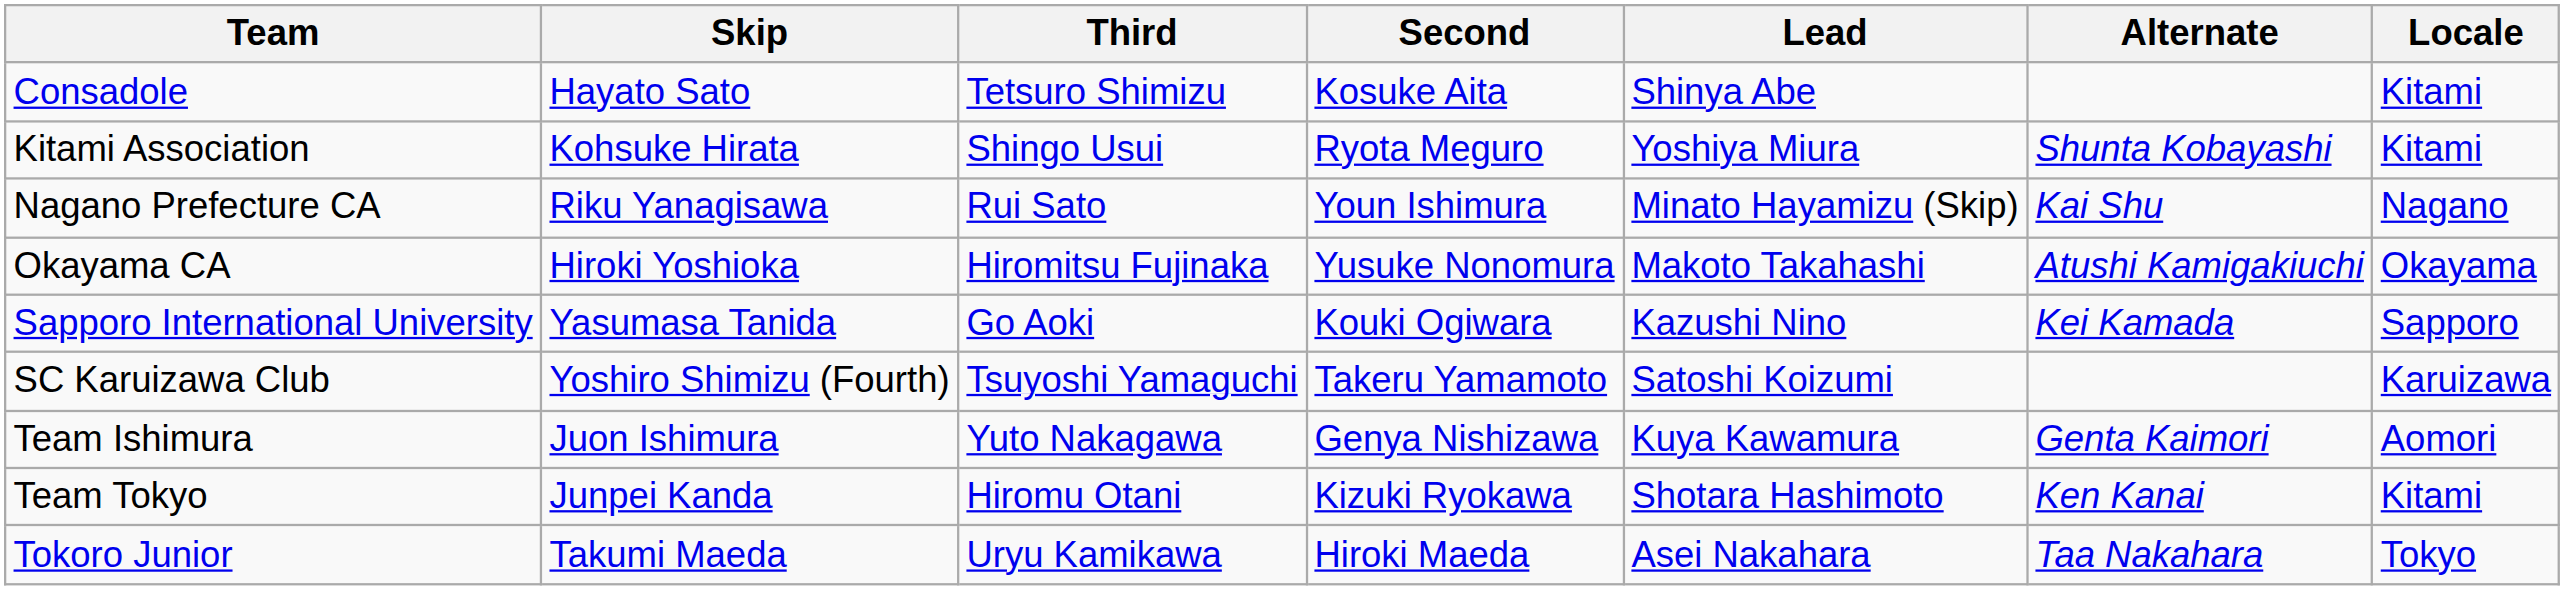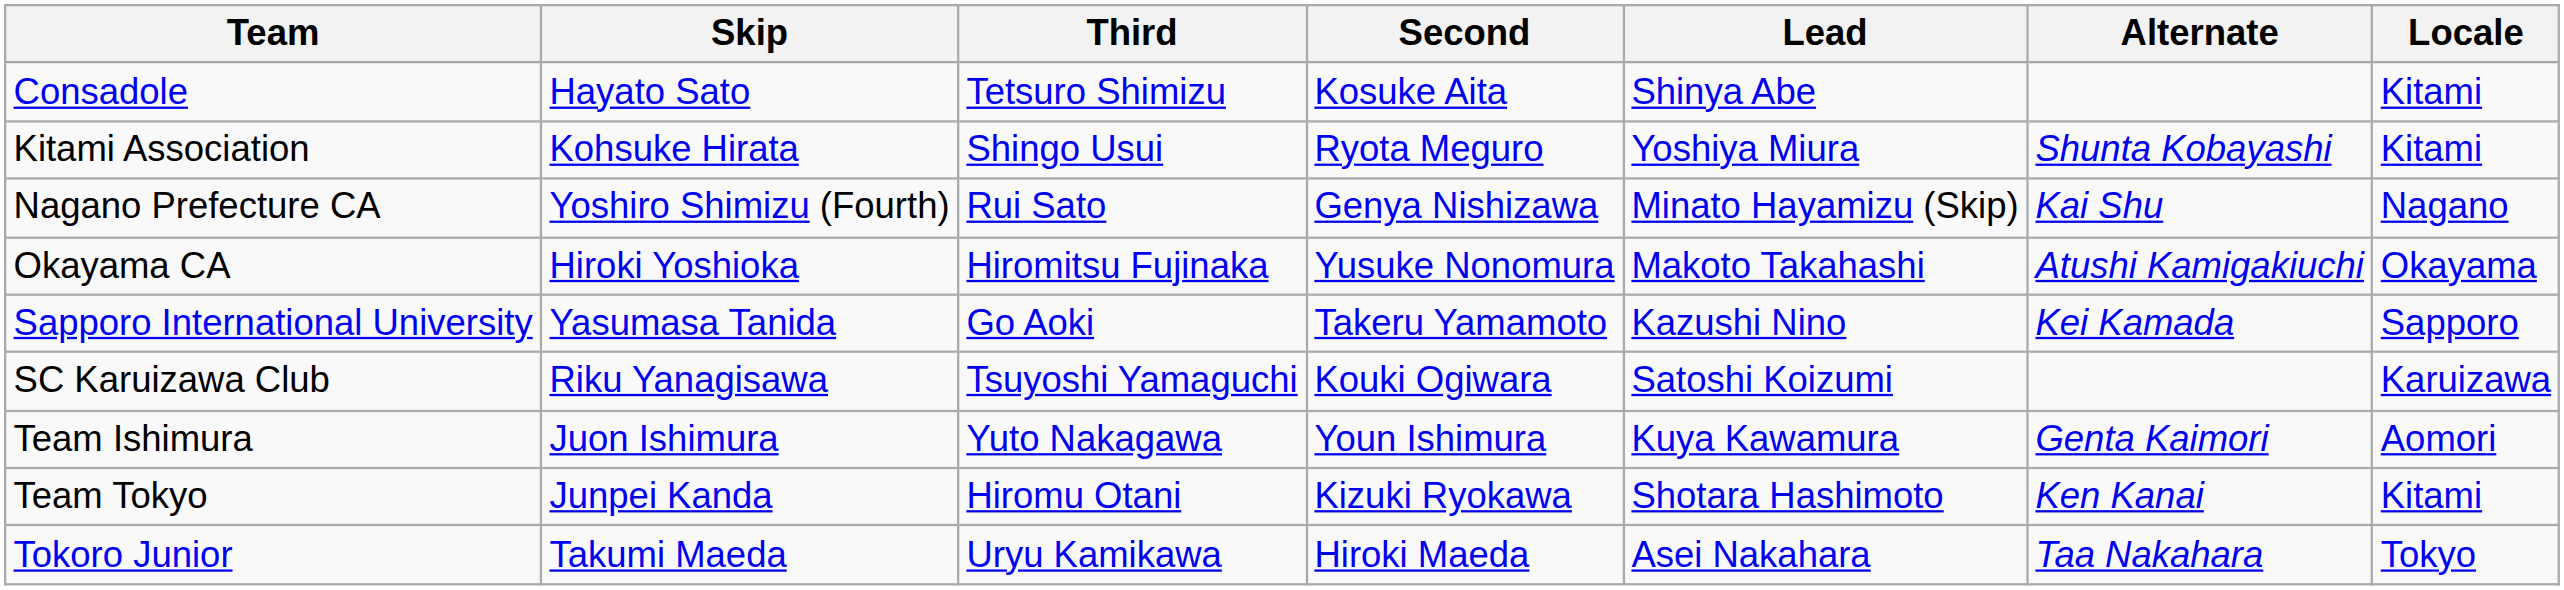(689, 206) Riku Yanagisawa -> (750, 206) Yoshiro Shimizu (Fourth)
(1430, 206) Youn Ishimura -> (1456, 206) Genya Nishizawa
(1433, 322) Kouki Ogiwara -> (1461, 322) Takeru Yamamoto
(750, 380) Yoshiro Shimizu (Fourth) -> (689, 380) Riku Yanagisawa
(1461, 380) Takeru Yamamoto -> (1433, 380) Kouki Ogiwara
(1456, 438) Genya Nishizawa -> (1430, 438) Youn Ishimura
